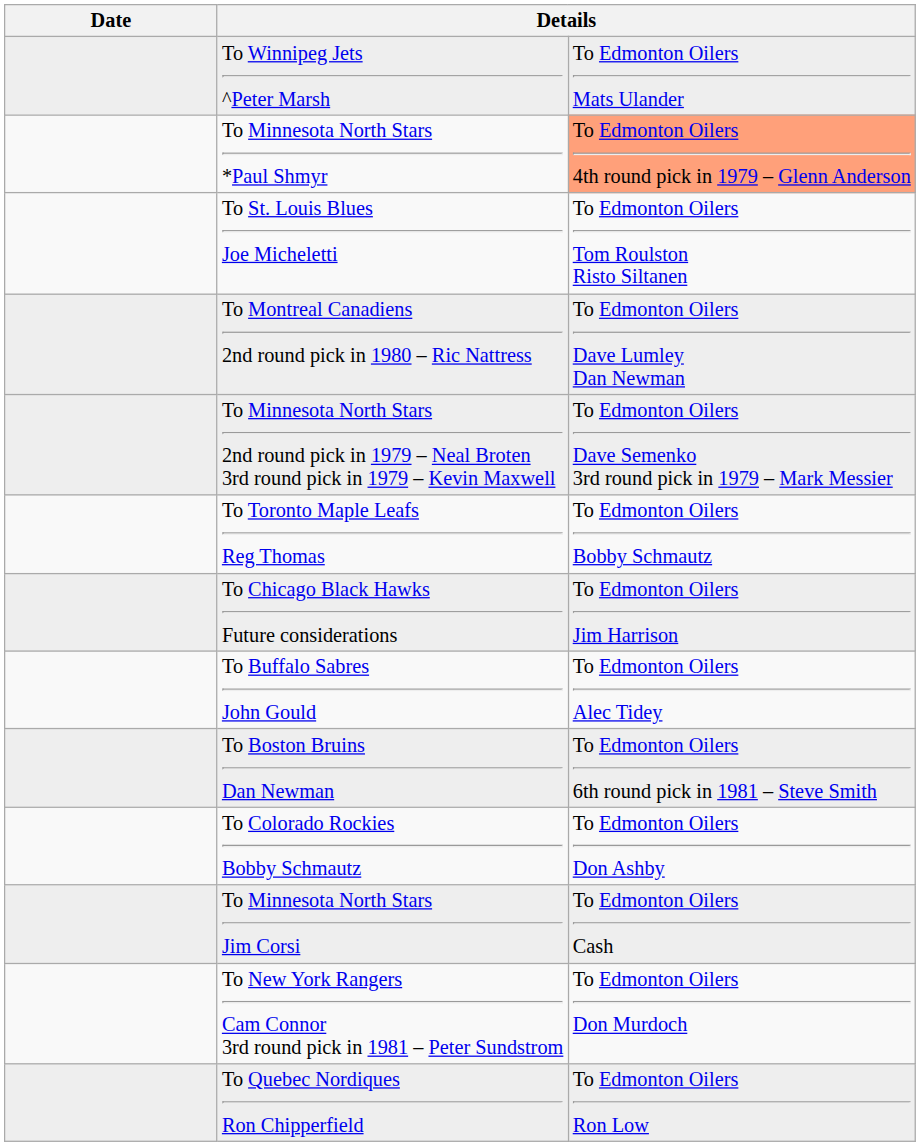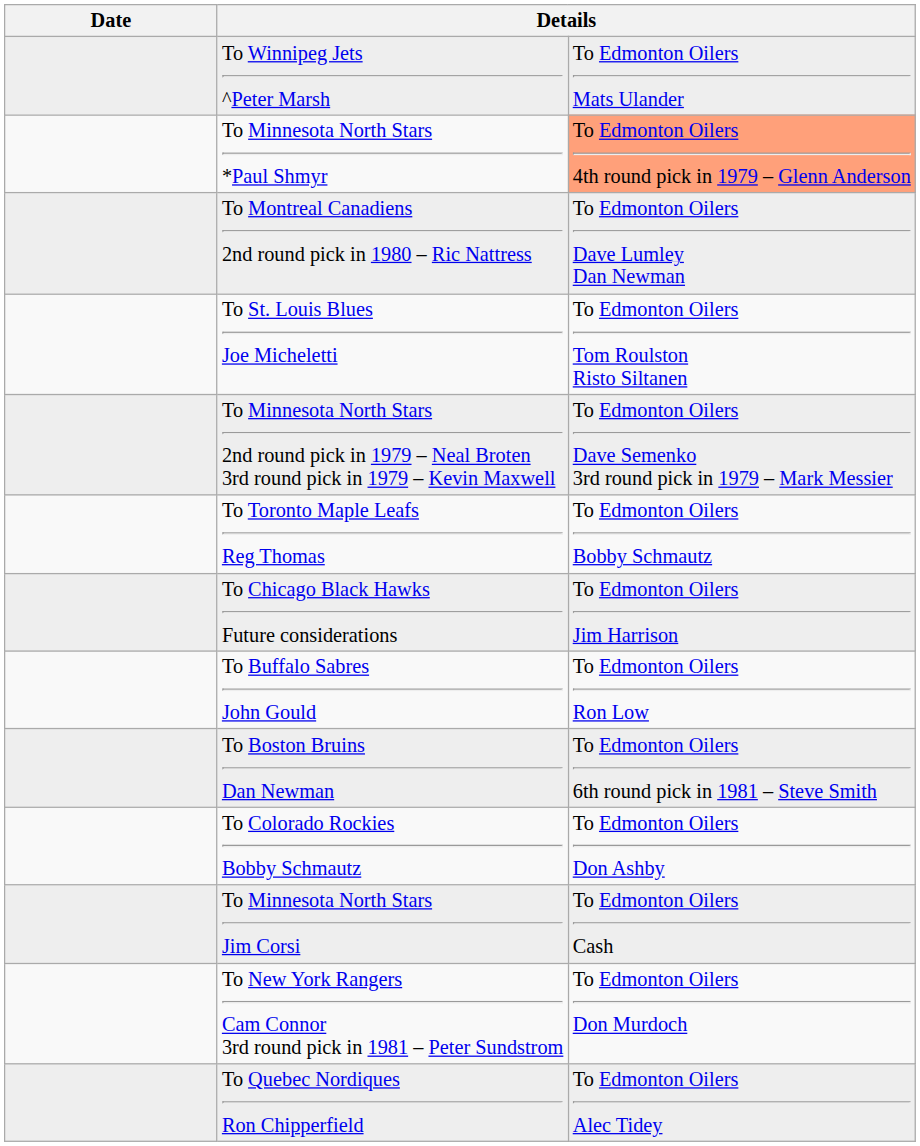rows swapped: (393, 332) <-> (393, 231)
(742, 689) To Edmonton Oilers Alec Tidey -> (742, 689) To Edmonton Oilers Ron Low
(742, 1102) To Edmonton Oilers Ron Low -> (742, 1102) To Edmonton Oilers Alec Tidey
